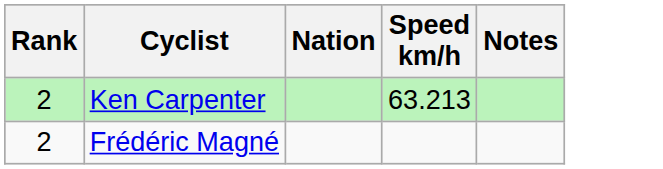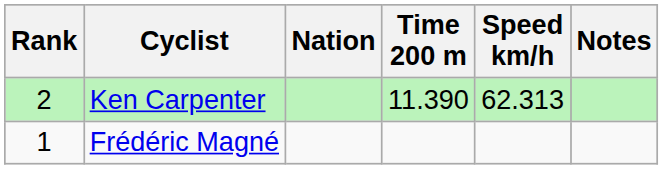+ column: (428, 41)
(429, 99) 63.213 -> (523, 99) 62.313
(44, 142) 2 -> (44, 142) 1
